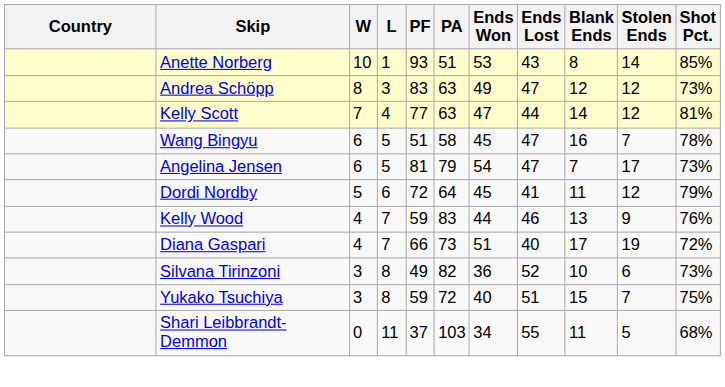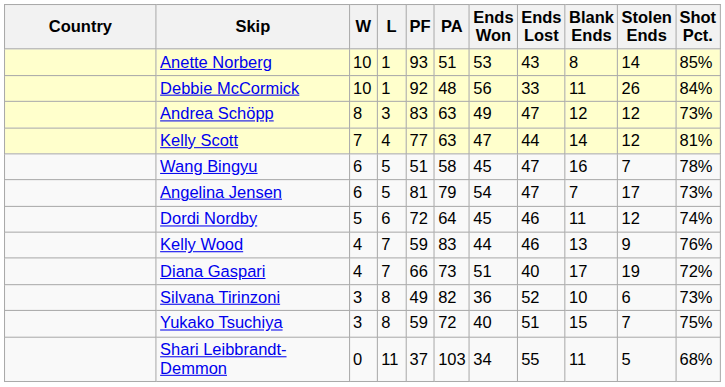+ row: (230, 88)
(530, 192) 41 -> (530, 219) 46
(696, 192) 79% -> (696, 219) 74%
